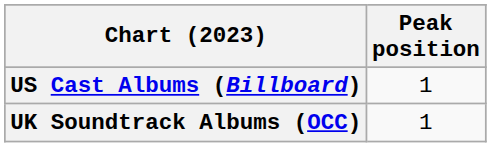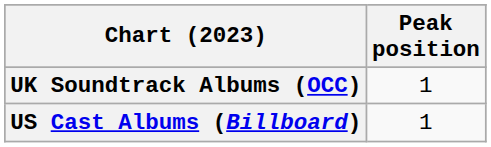rows swapped: (186, 122) <-> (186, 86)
